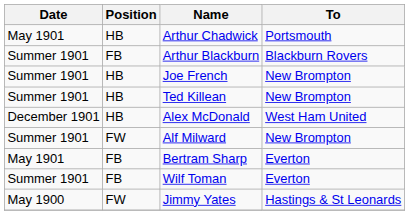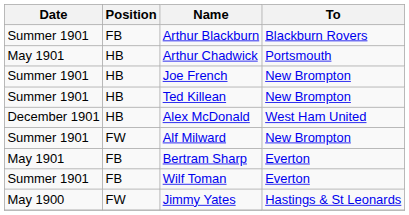rows swapped: (211, 55) <-> (210, 35)
